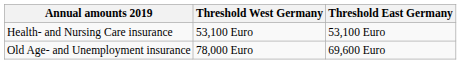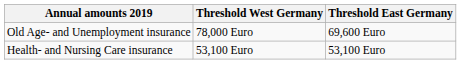rows swapped: (90, 31) <-> (99, 50)
